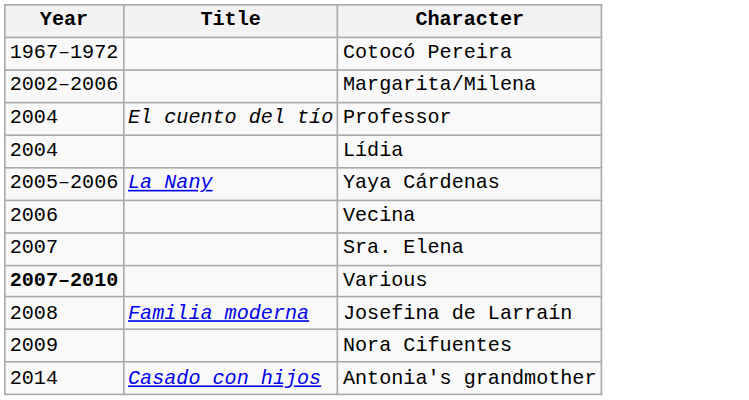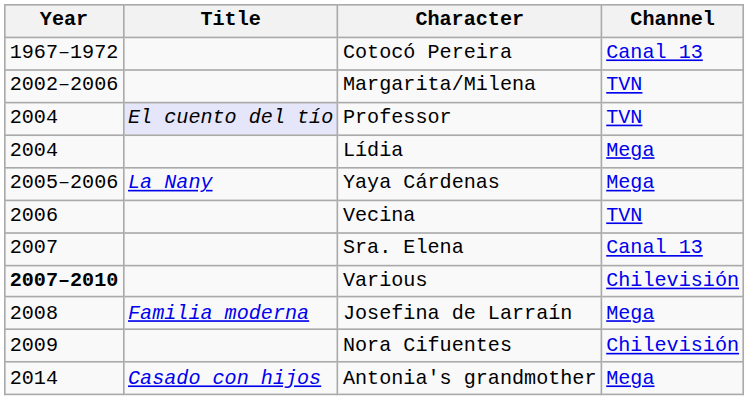+ column: (673, 21)
(231, 119) no background -> (231, 119) lavender background
